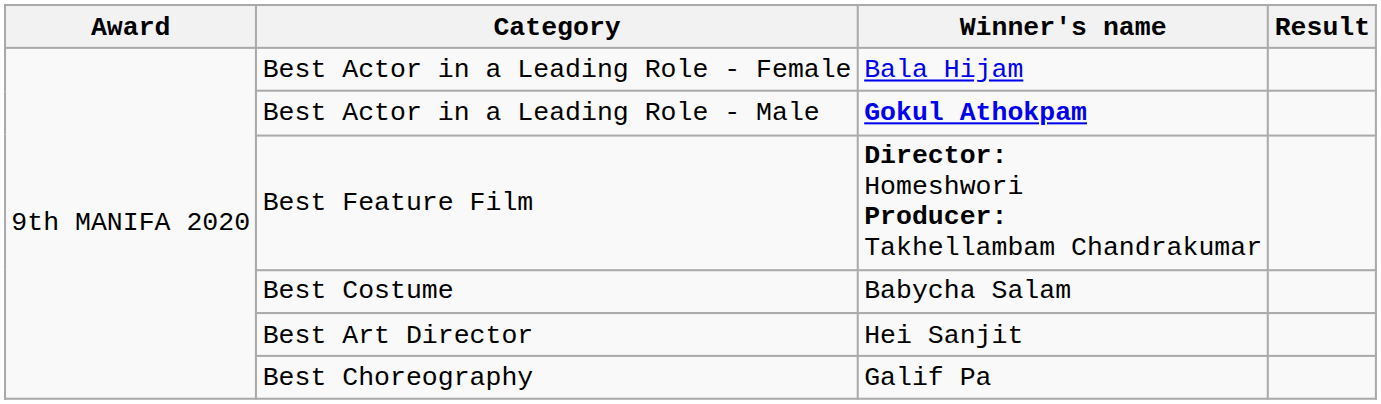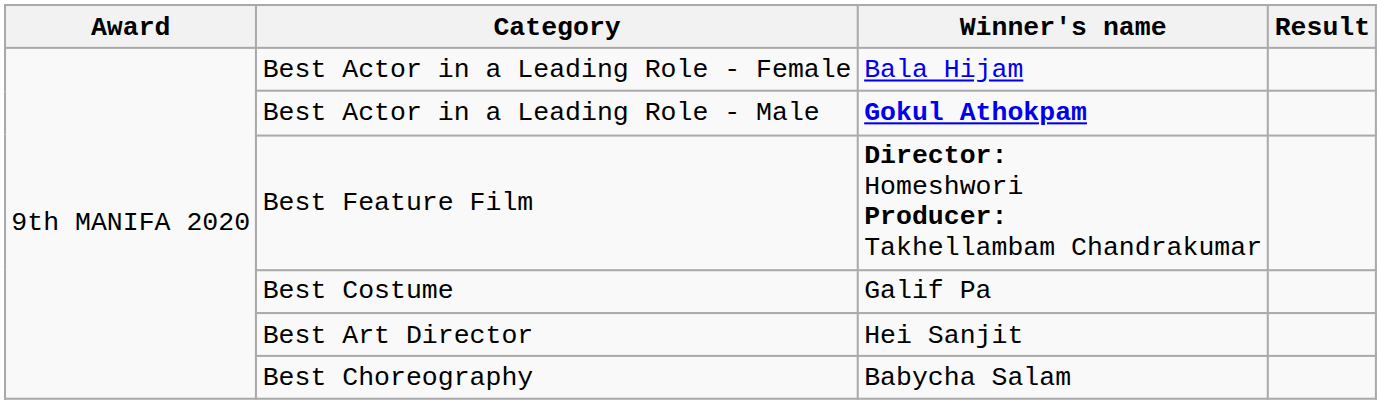(968, 291) Babycha Salam -> (928, 291) Galif Pa
(928, 378) Galif Pa -> (968, 378) Babycha Salam
